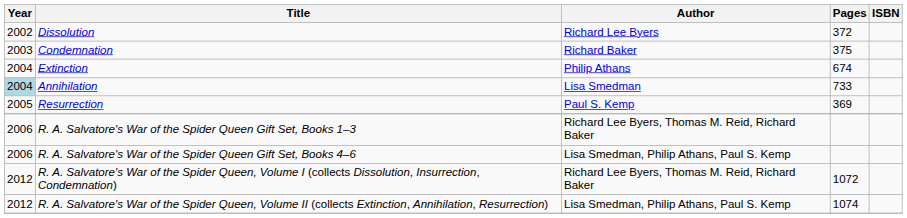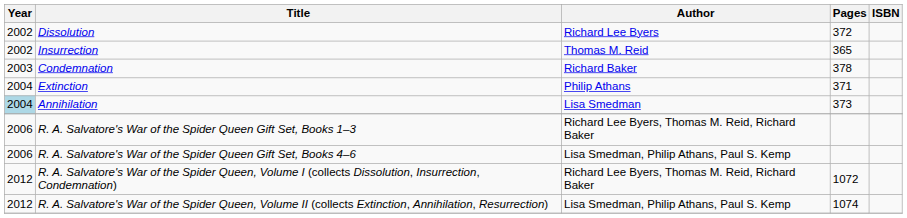+ row: (68, 50)
(842, 50) 375 -> (842, 68) 378
(842, 68) 674 -> (842, 86) 371
(842, 86) 733 -> (842, 104) 373
- row: (71, 104)
